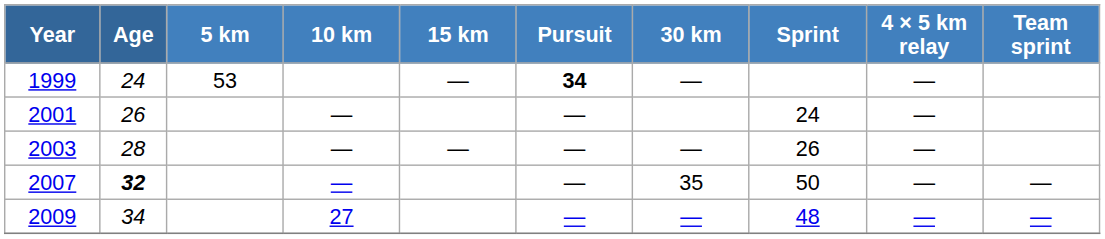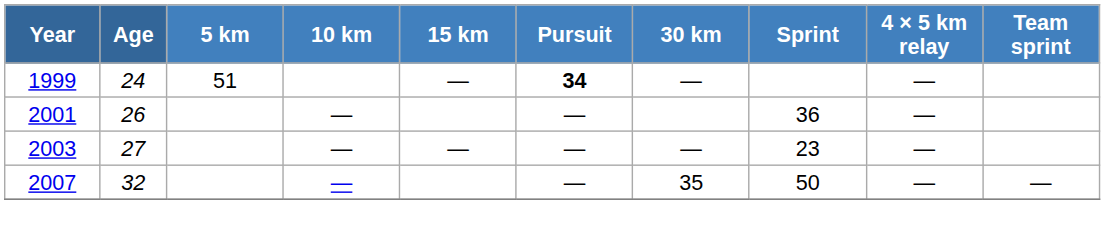(225, 80) 53 -> (225, 80) 51
(808, 114) 24 -> (808, 114) 36
(133, 149) 28 -> (133, 149) 27
(808, 149) 26 -> (808, 149) 23
(133, 183) bold -> (133, 183) normal
- row: (52, 217)
